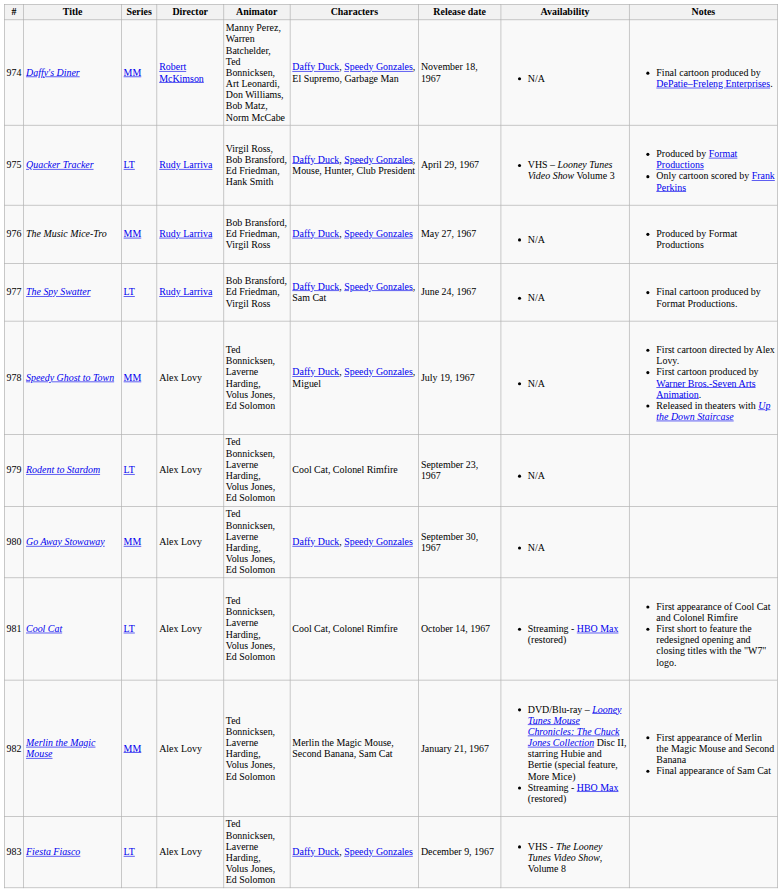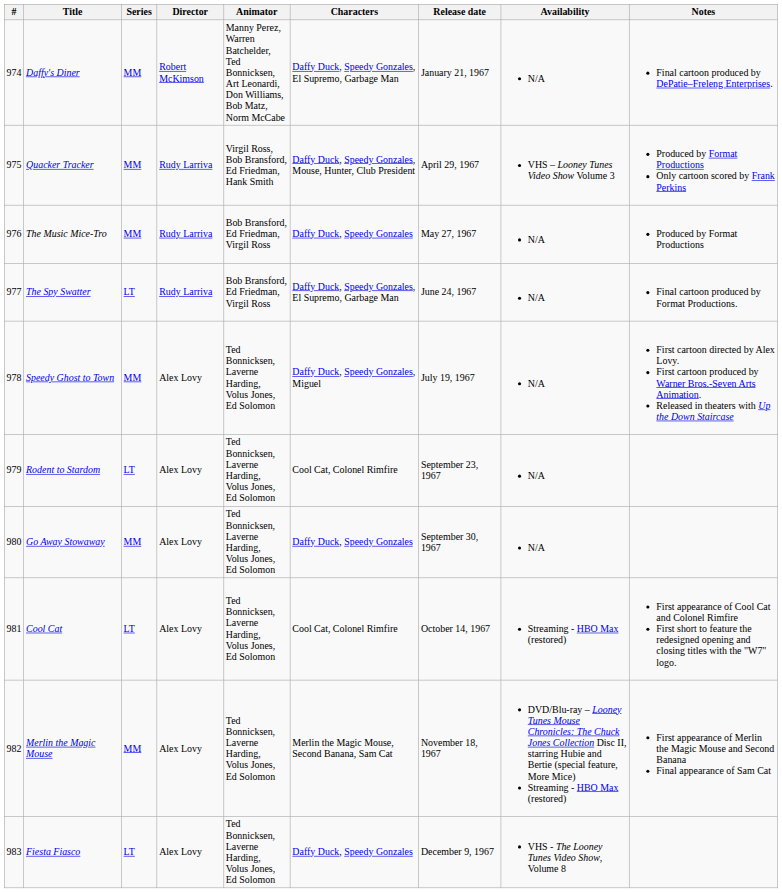(449, 72) November 18, 1967 -> (455, 72) January 21, 1967
(129, 165) LT -> (132, 165) MM
(354, 292) Daffy Duck, Speedy Gonzales, Sam Cat -> (354, 292) Daffy Duck, Speedy Gonzales, El Supremo, Garbage Man
(455, 748) January 21, 1967 -> (449, 748) November 18, 1967
